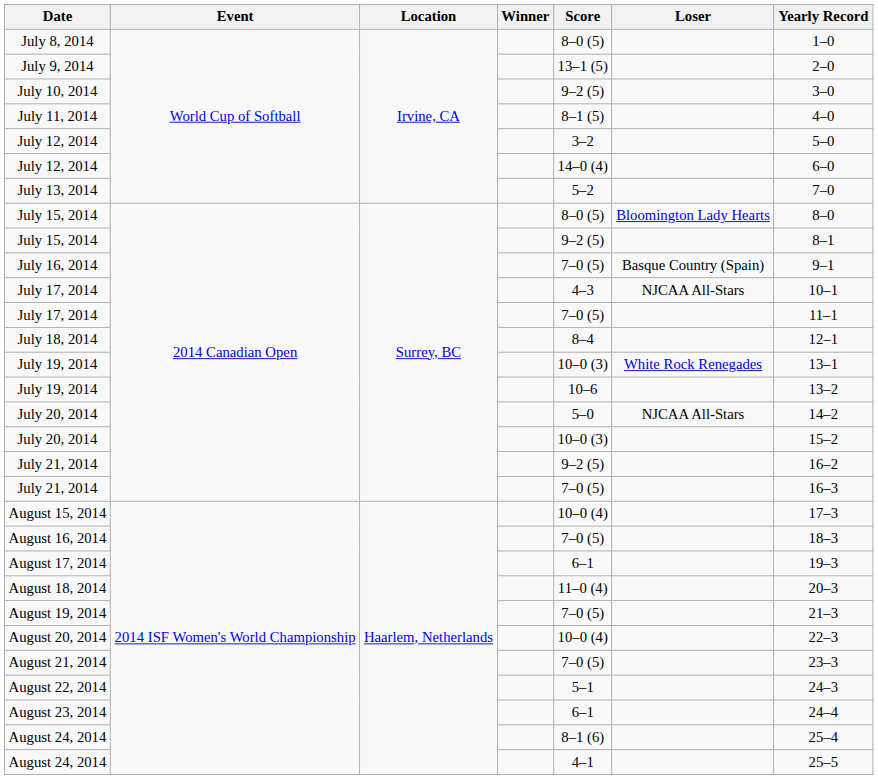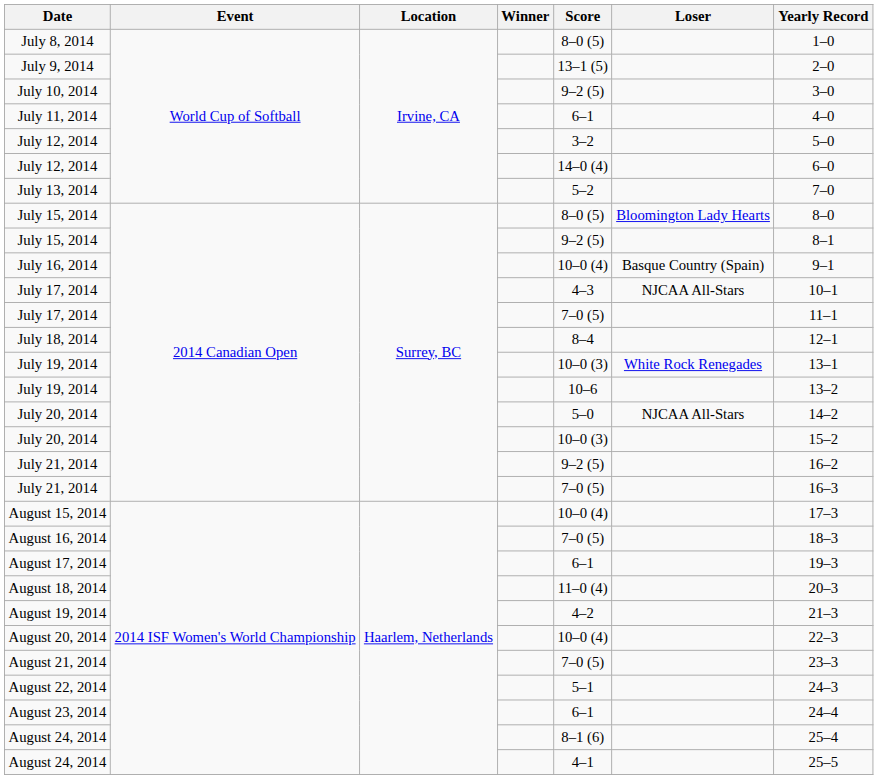(583, 116) 8–1 (5) -> (583, 116) 6–1
(583, 265) 7–0 (5) -> (583, 265) 10–0 (4)
(583, 613) 7–0 (5) -> (583, 613) 4–2
